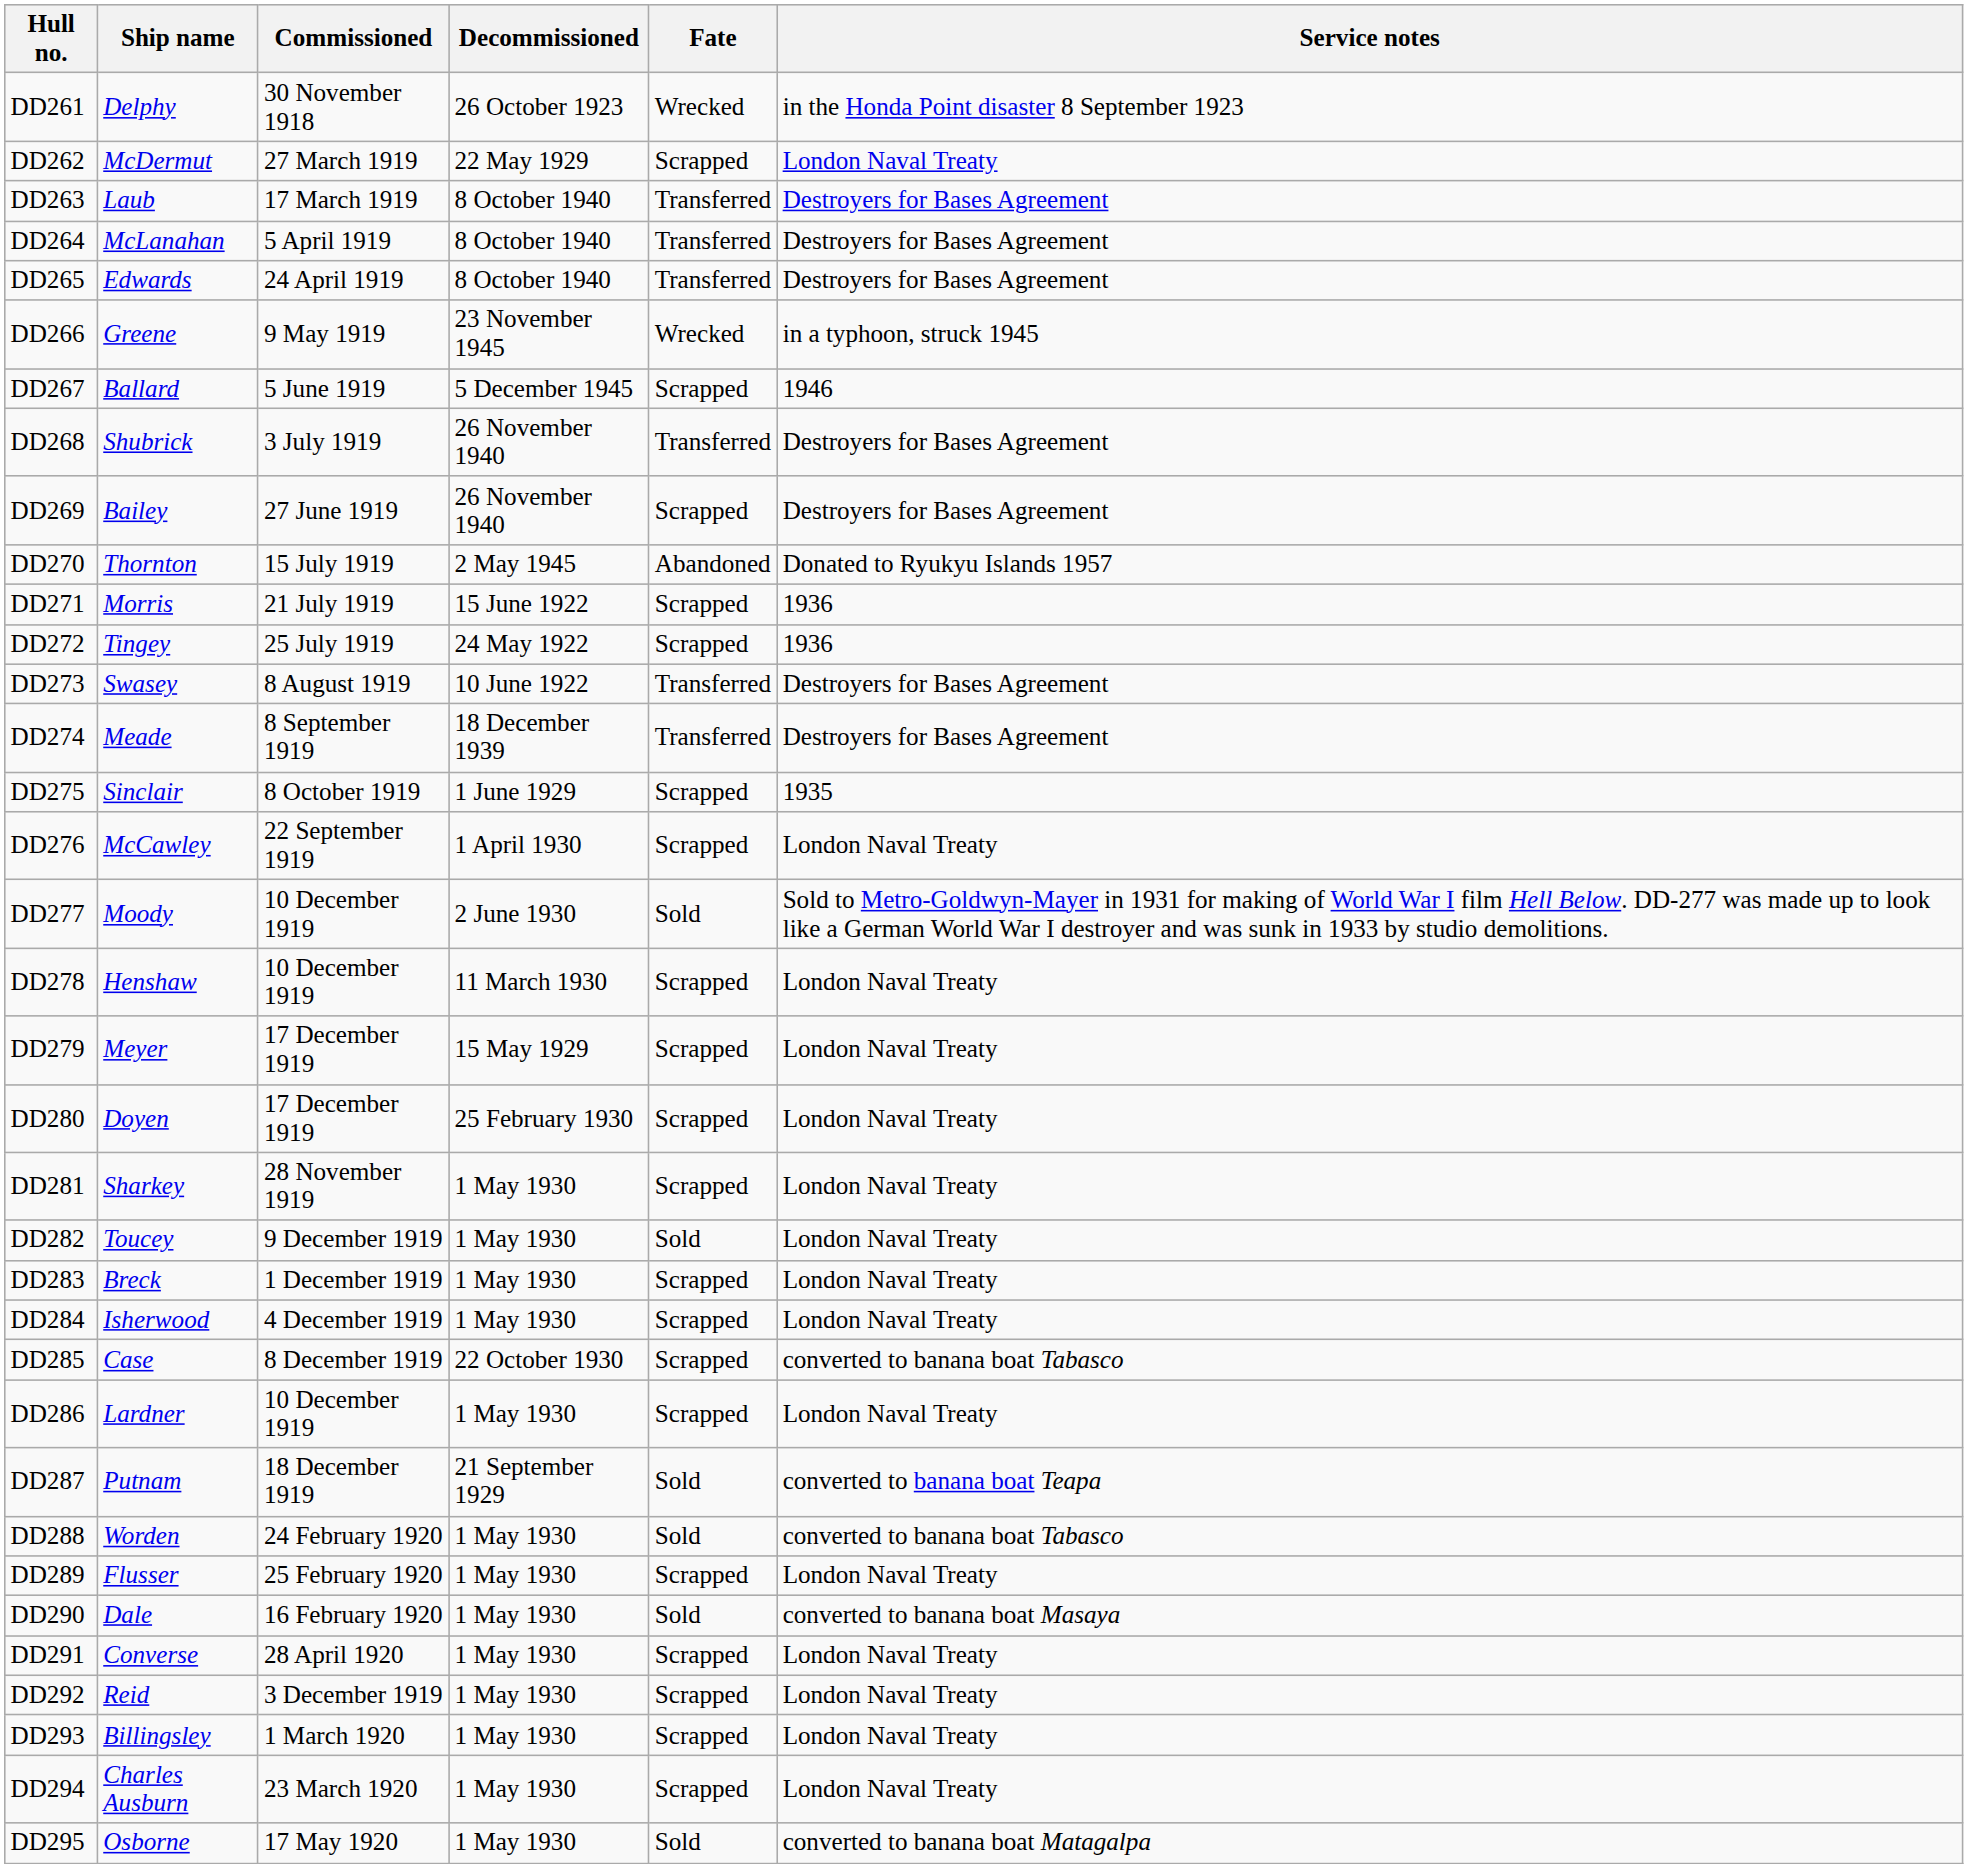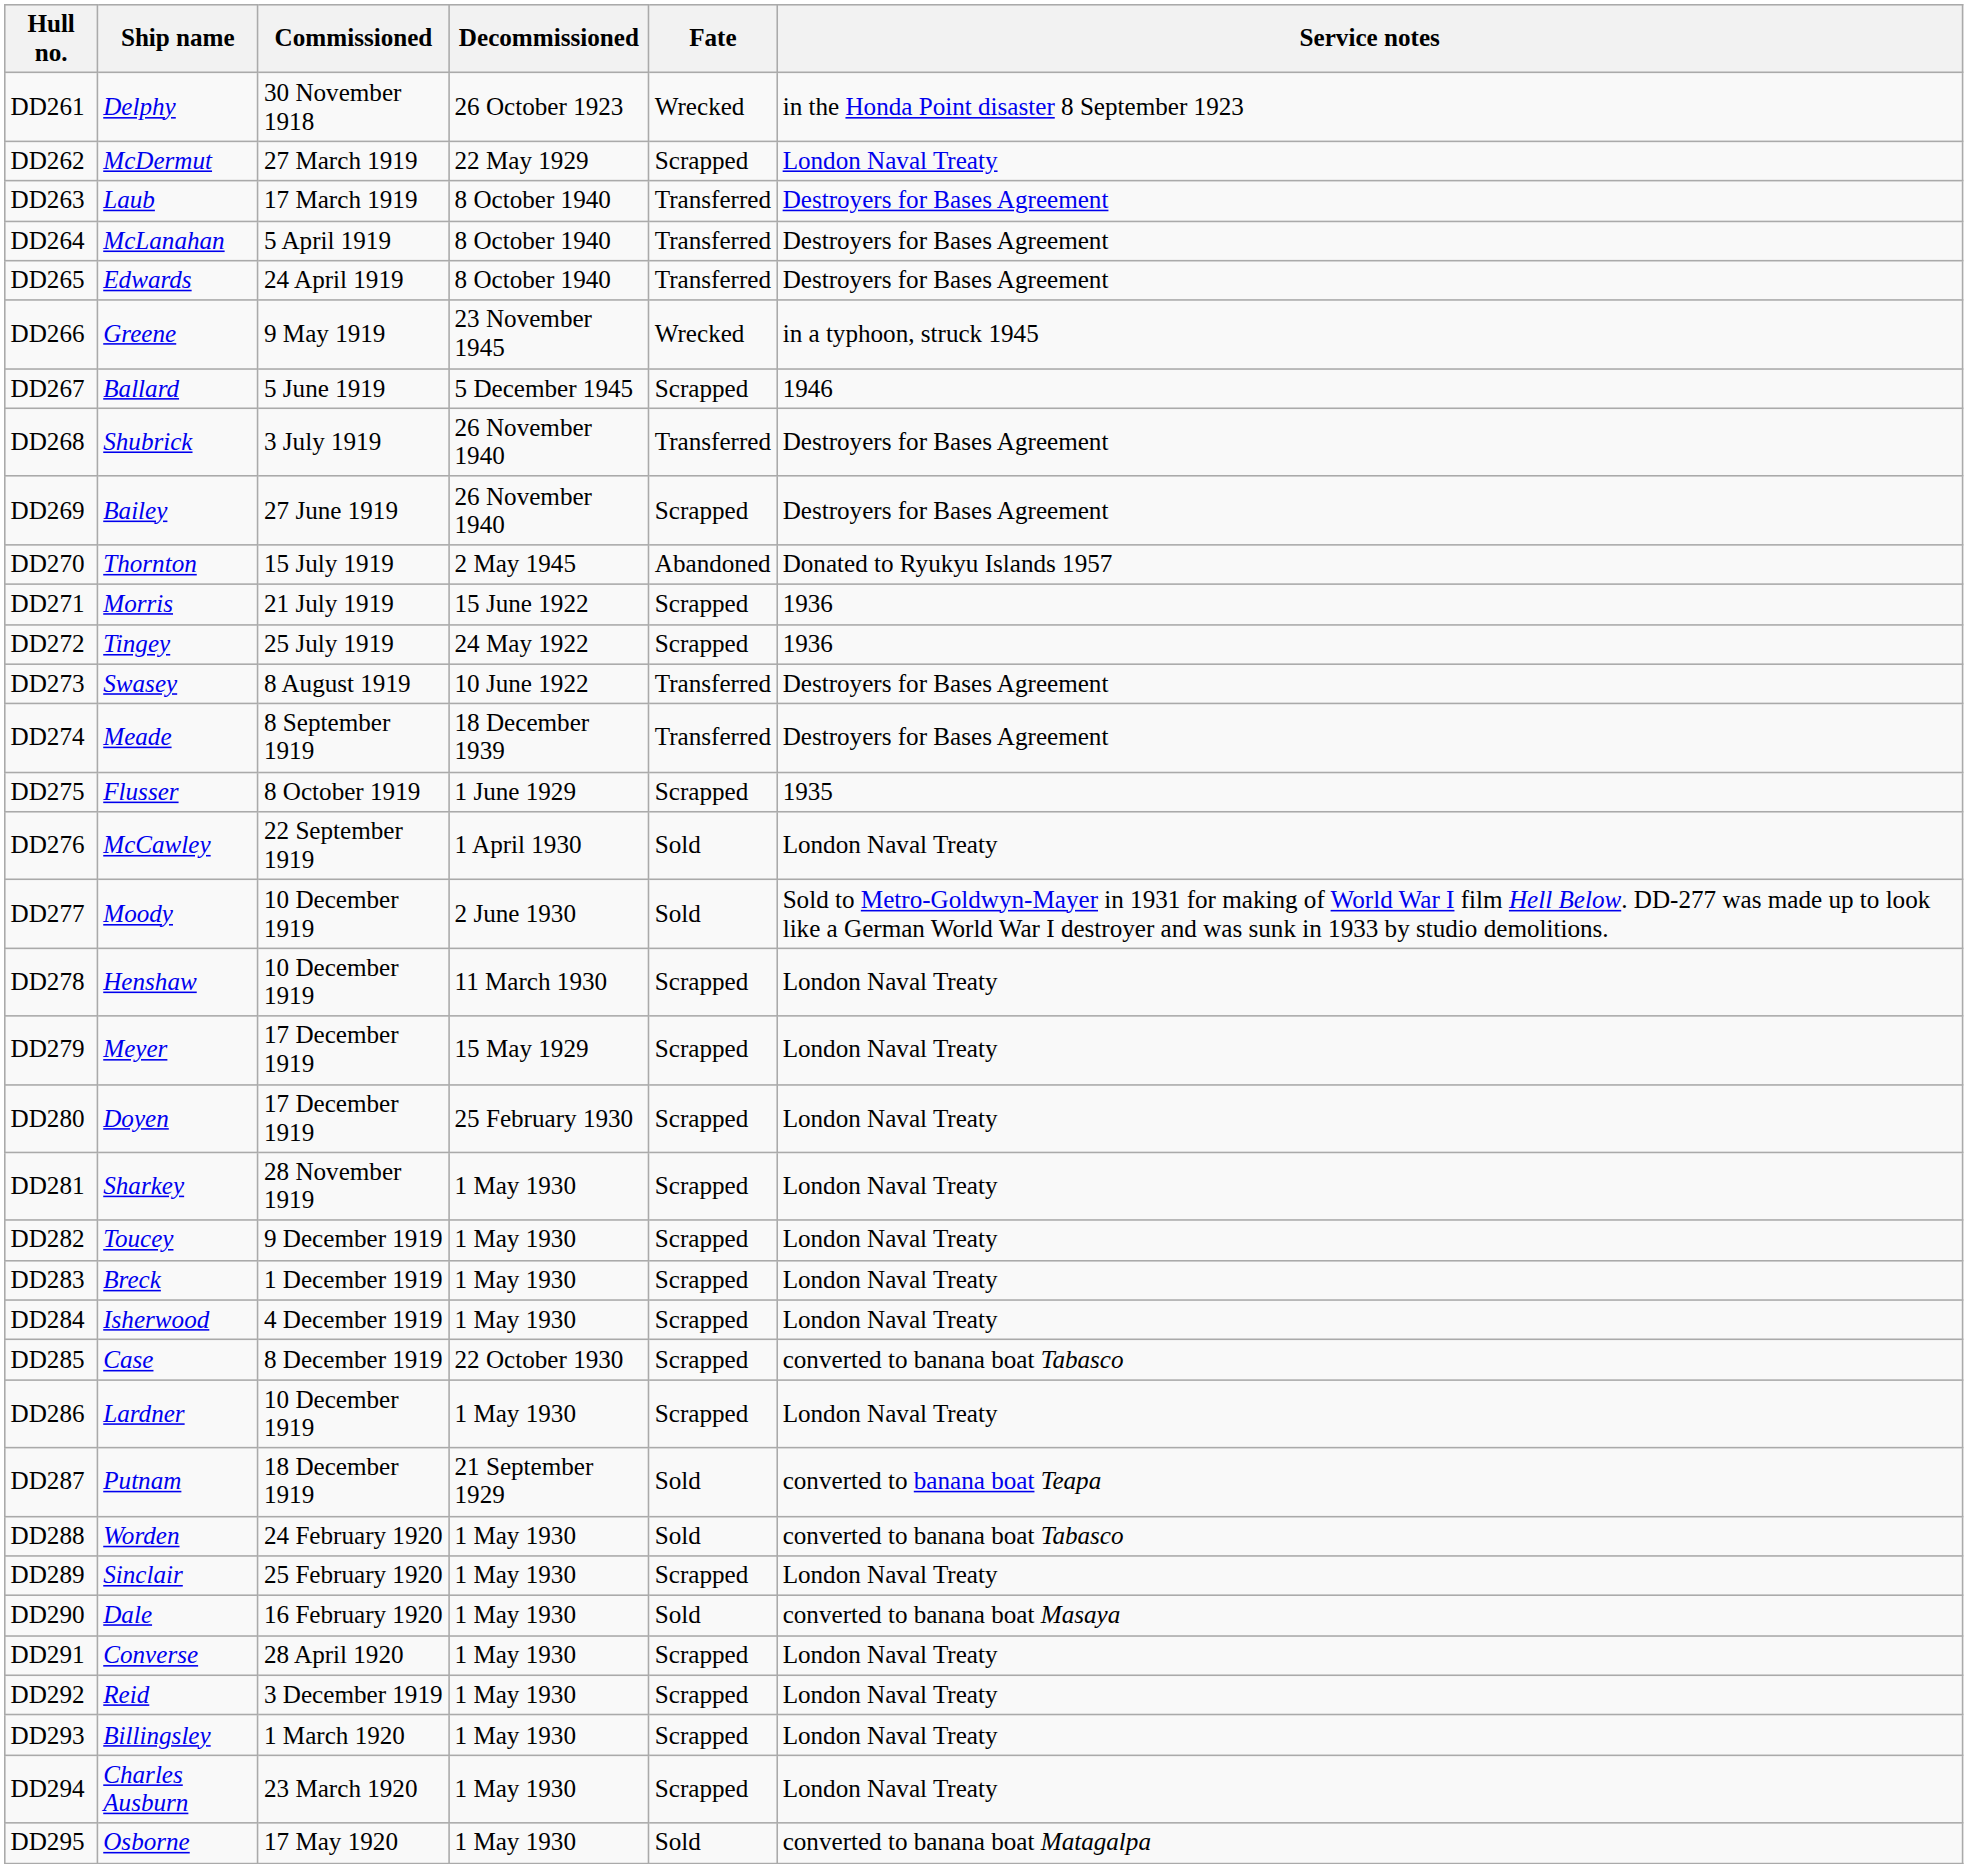(143, 791) Sinclair -> (141, 791) Flusser
(702, 845) Scrapped -> (678, 845) Sold
(678, 1239) Sold -> (702, 1239) Scrapped
(141, 1575) Flusser -> (143, 1575) Sinclair
